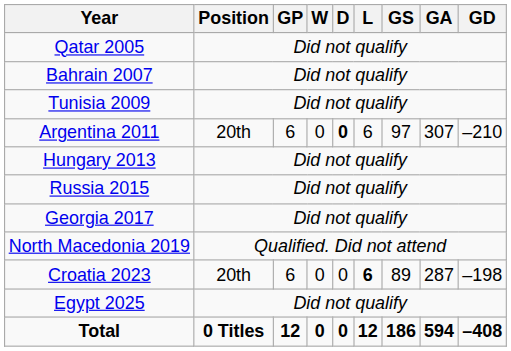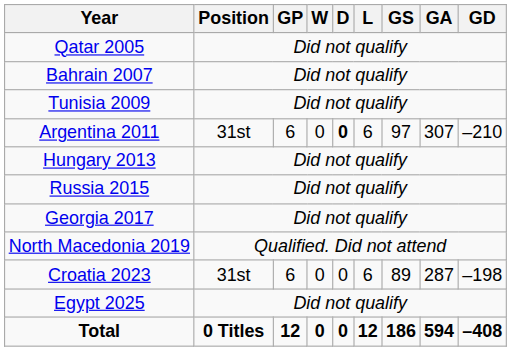(234, 132) 20th -> (234, 132) 31st
(234, 274) 20th -> (234, 274) 31st
(368, 274) bold -> (368, 274) normal
